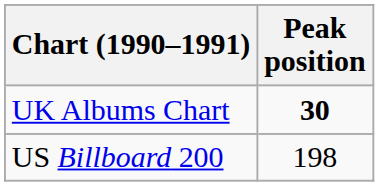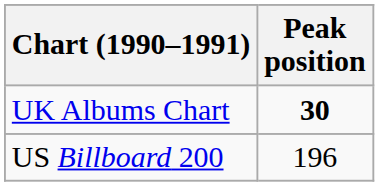(315, 156) 198 -> (315, 156) 196
